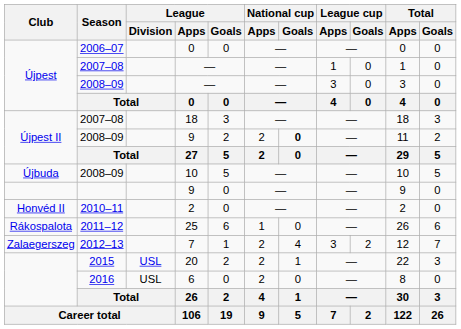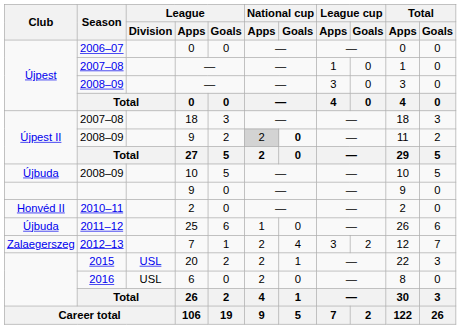(262, 137) no background -> (262, 137) lightgrey background
(41, 226) Rákospalota -> (41, 226) Újbuda
